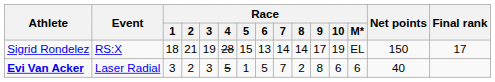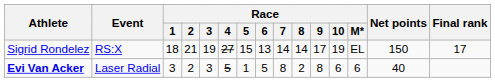(228, 50) 28 -> (228, 50) 27
(283, 68) 7 -> (283, 68) 8
